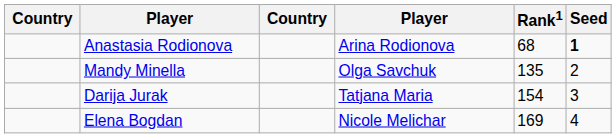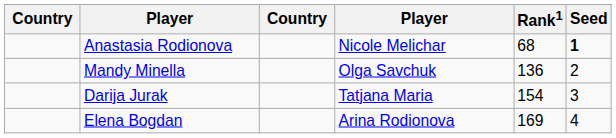(396, 46) Arina Rodionova -> (392, 46) Nicole Melichar
(530, 70) 135 -> (530, 70) 136
(392, 120) Nicole Melichar -> (396, 120) Arina Rodionova
